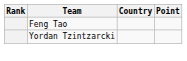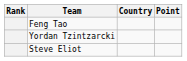+ row: (55, 50)
